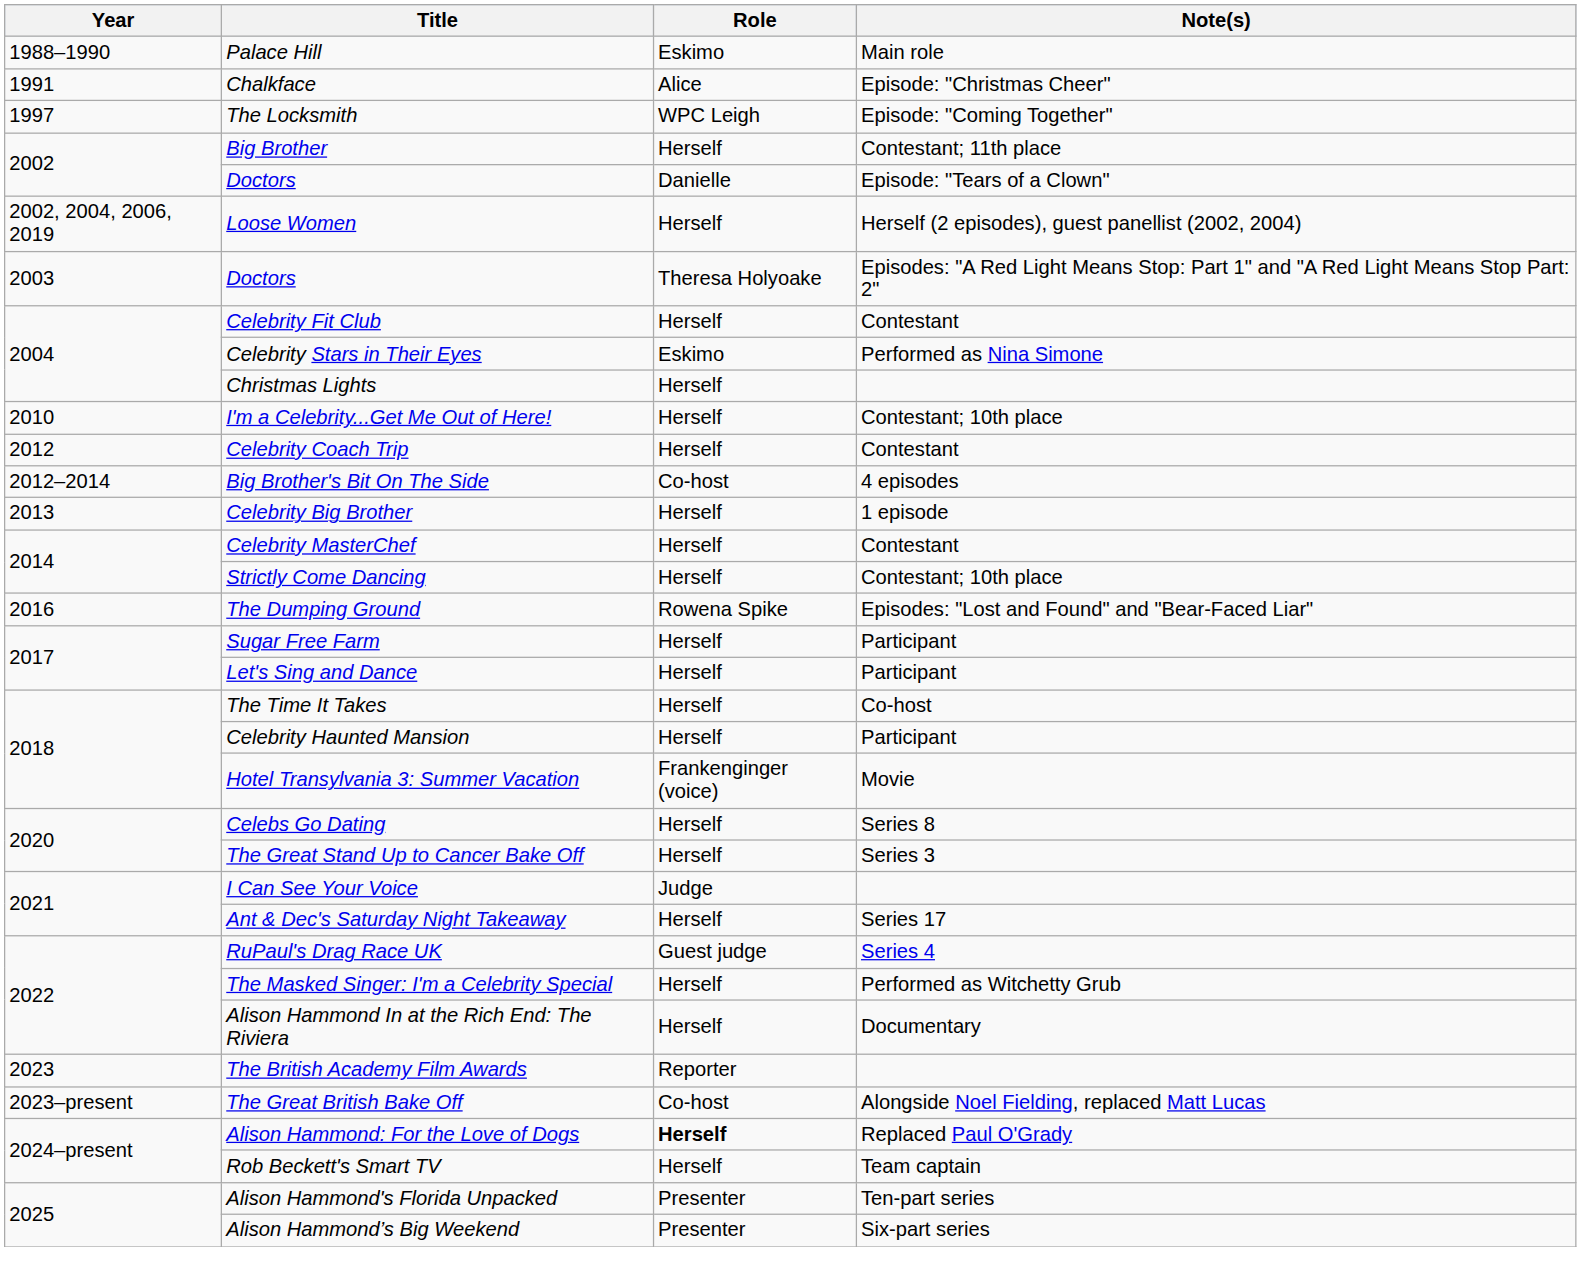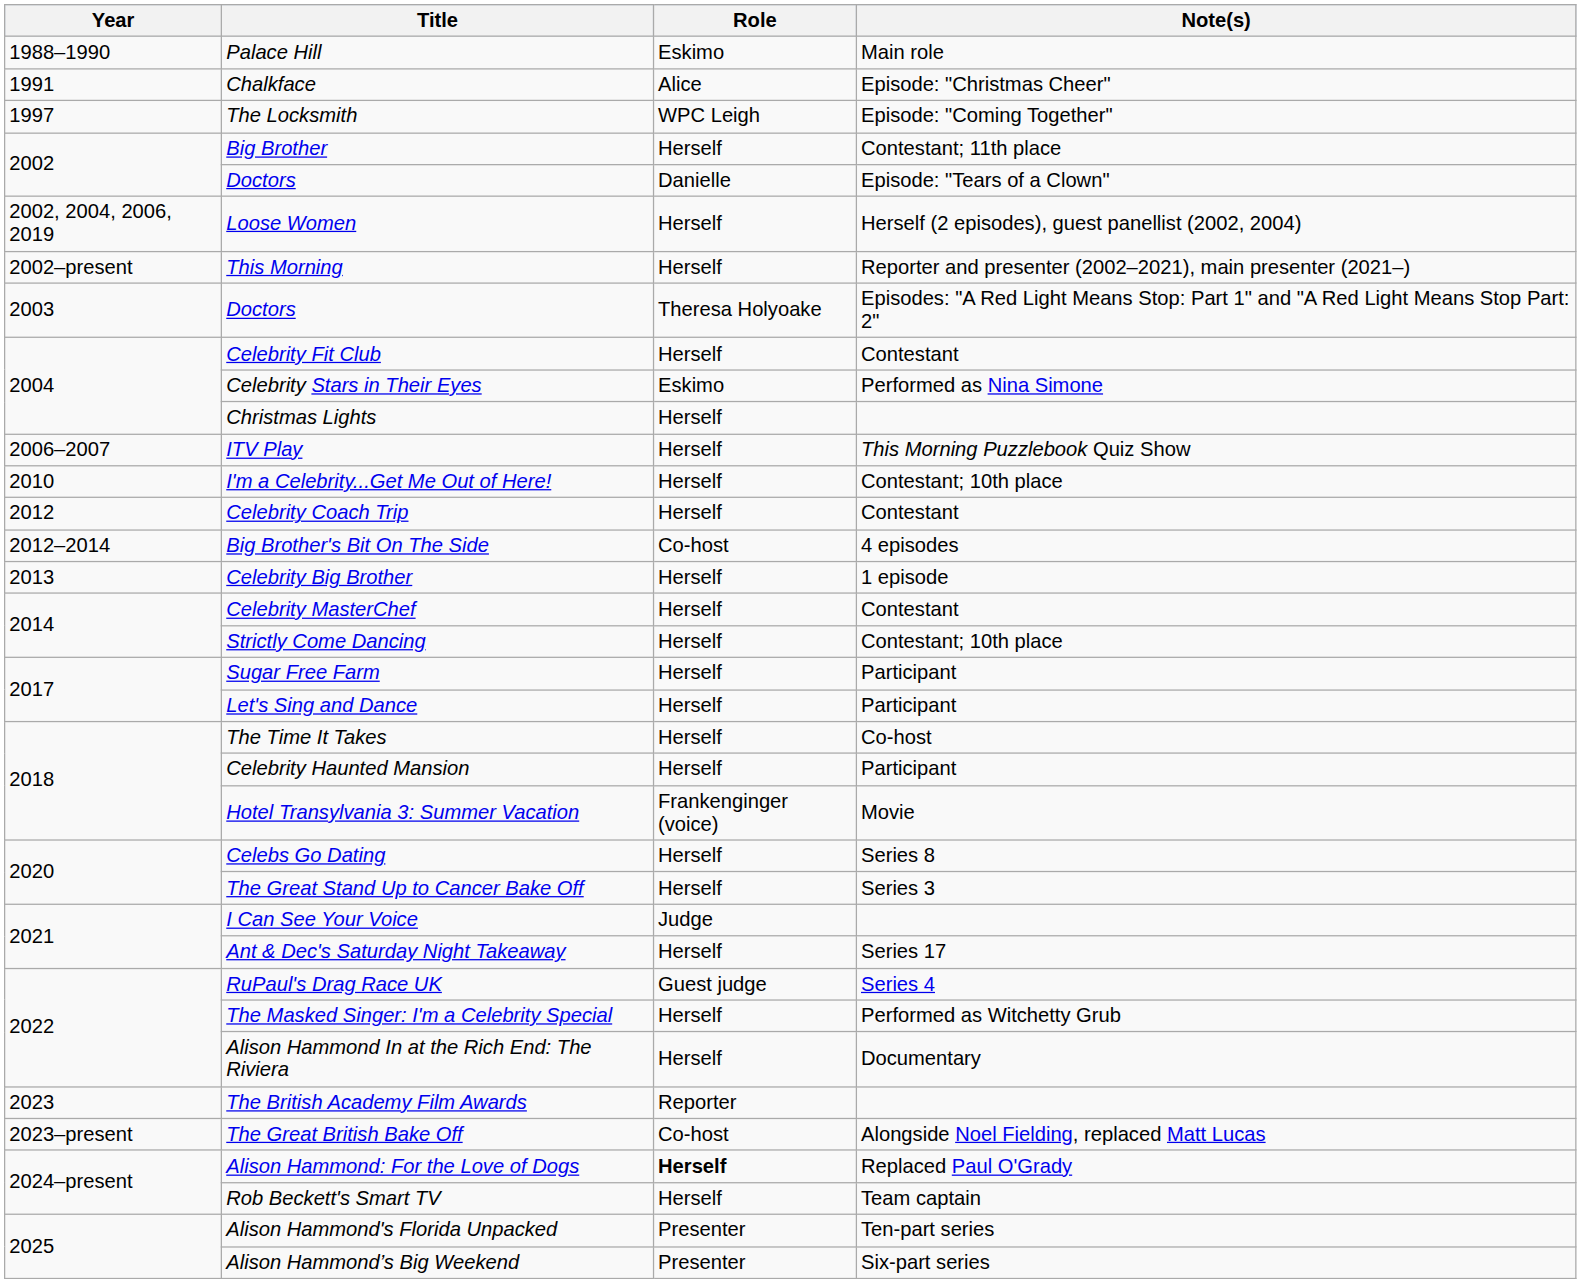+ row: (285, 266)
+ row: (264, 449)
- row: (323, 609)
